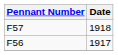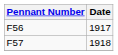rows swapped: (15, 43) <-> (15, 27)
